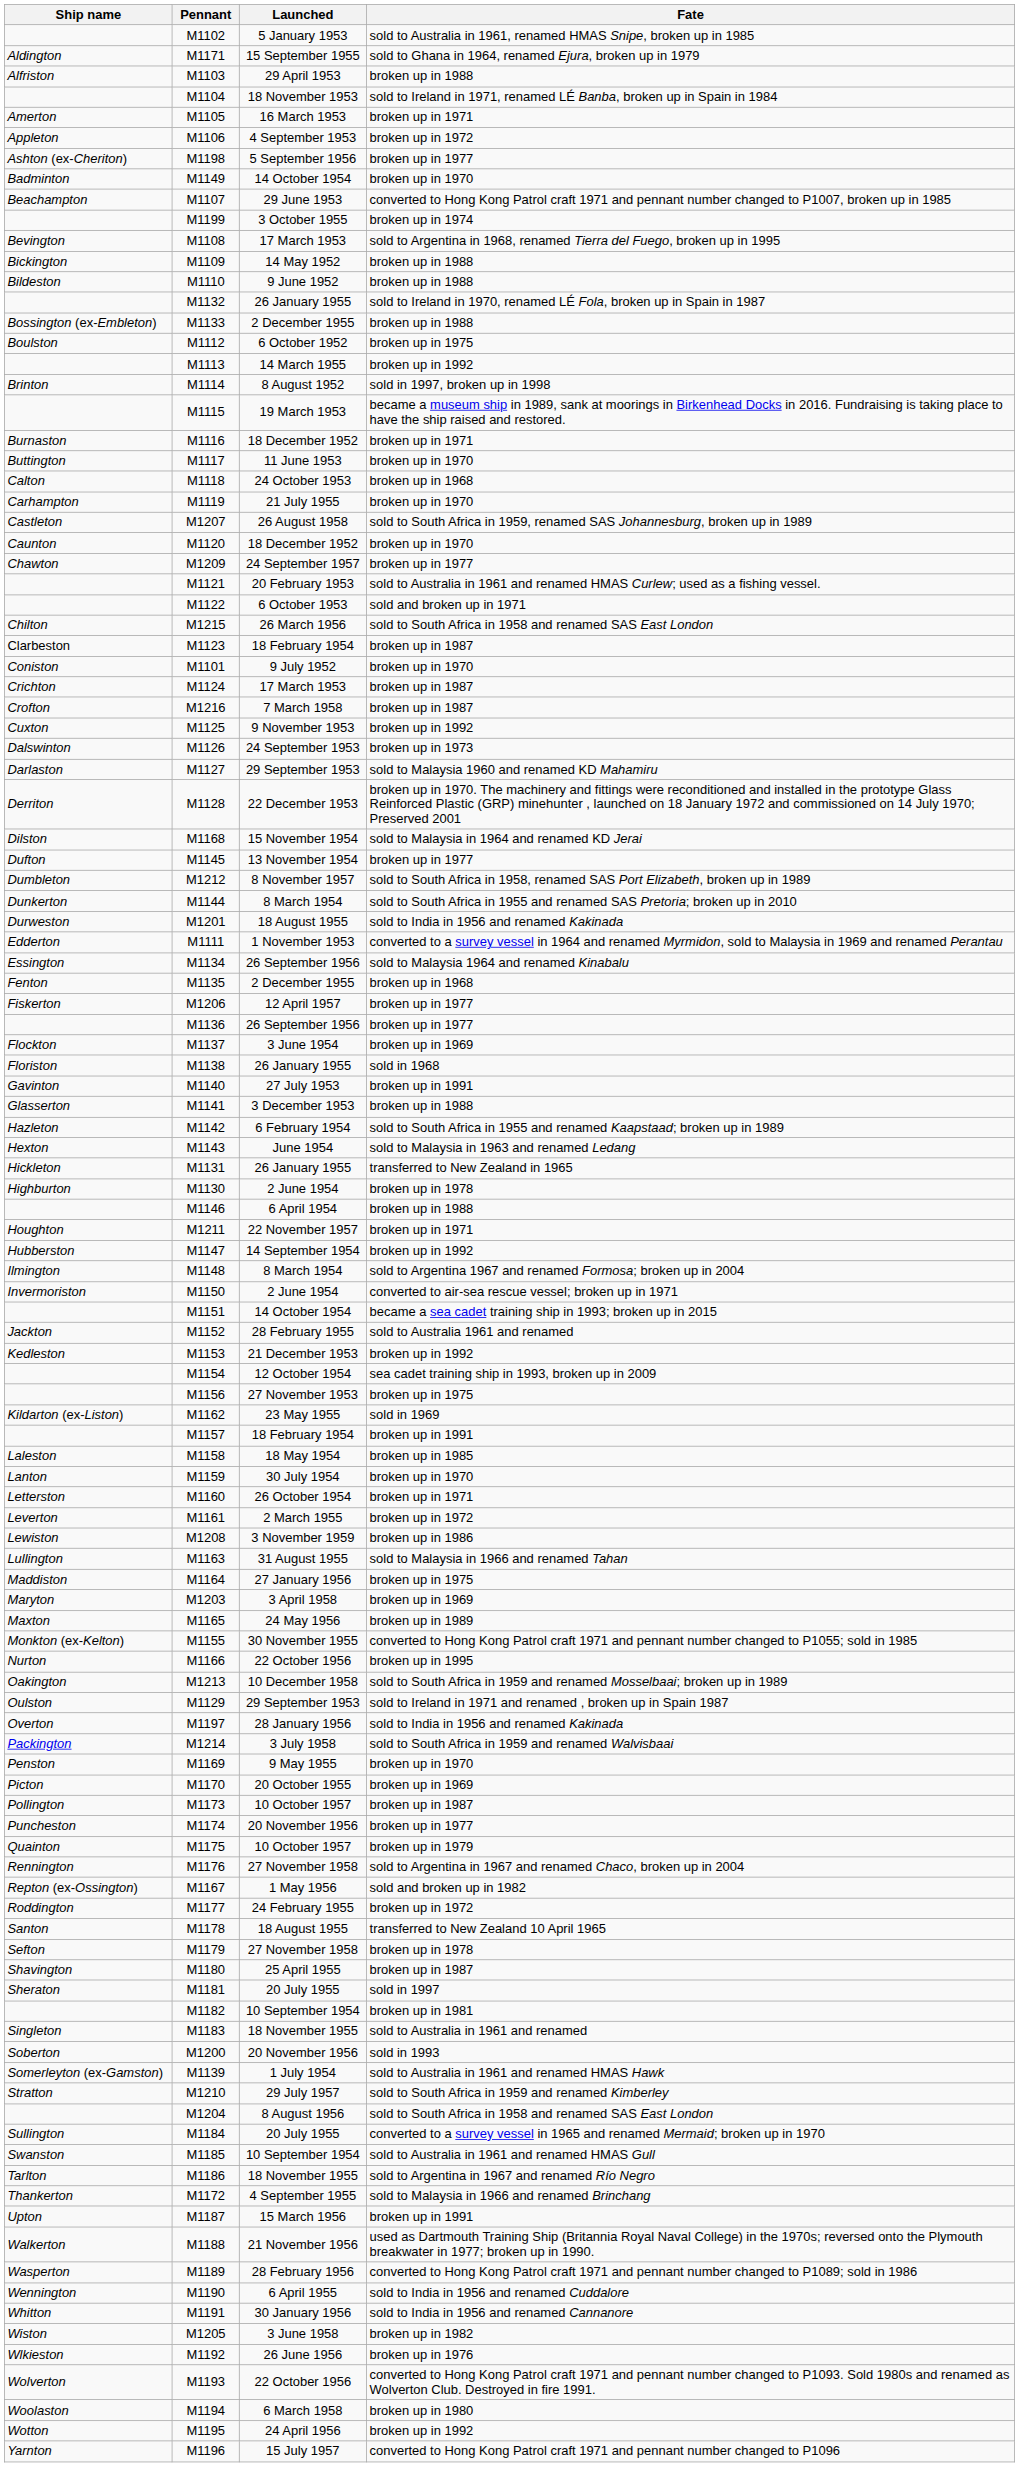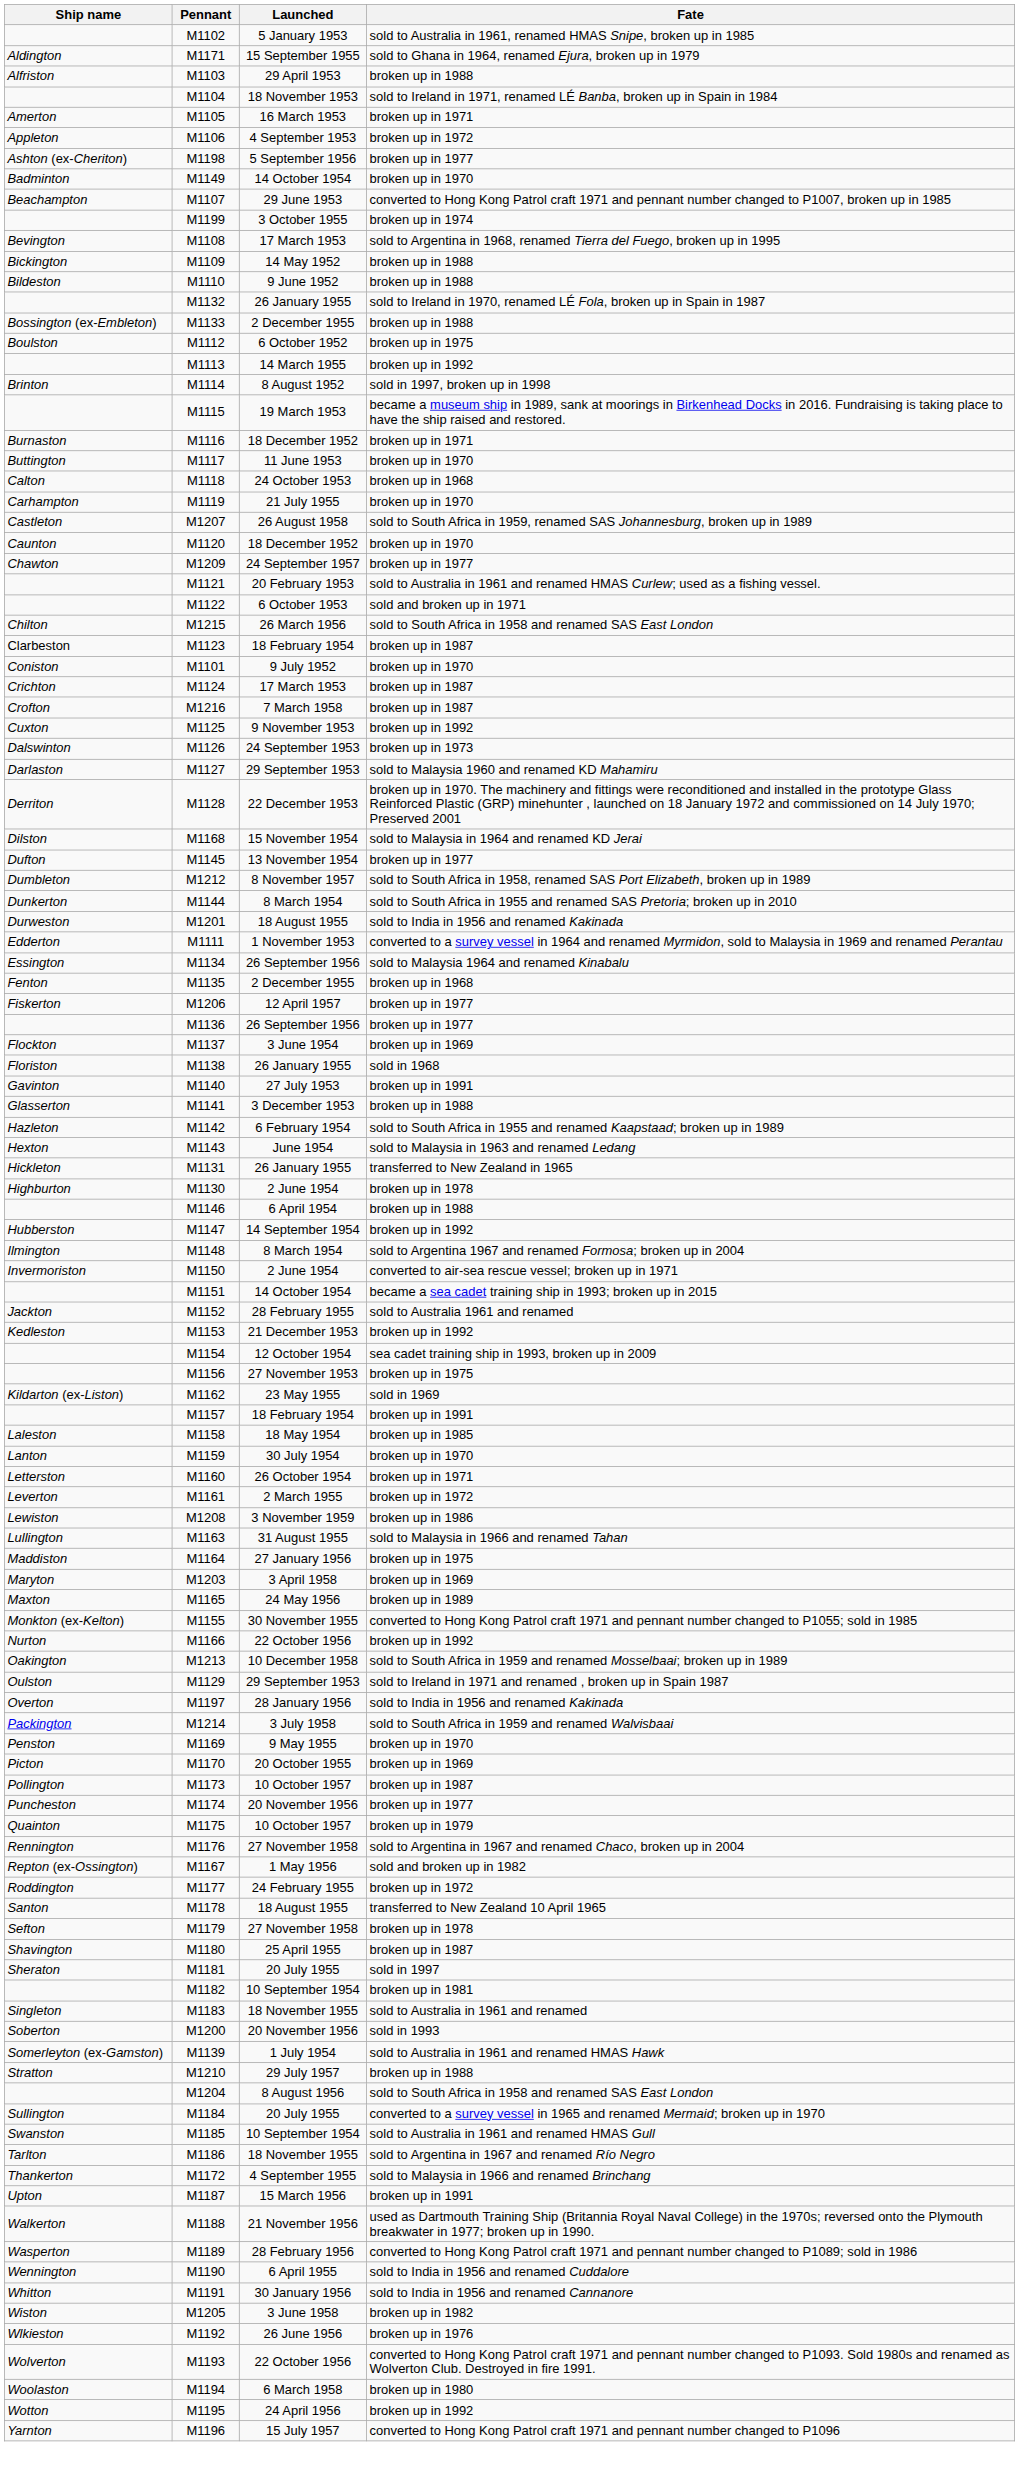- row: (206, 1230)
(421, 1661) broken up in 1995 -> (421, 1641) broken up in 1992
(519, 2093) sold to South Africa in 1959 and renamed Kimberley -> (421, 2072) broken up in 1988
